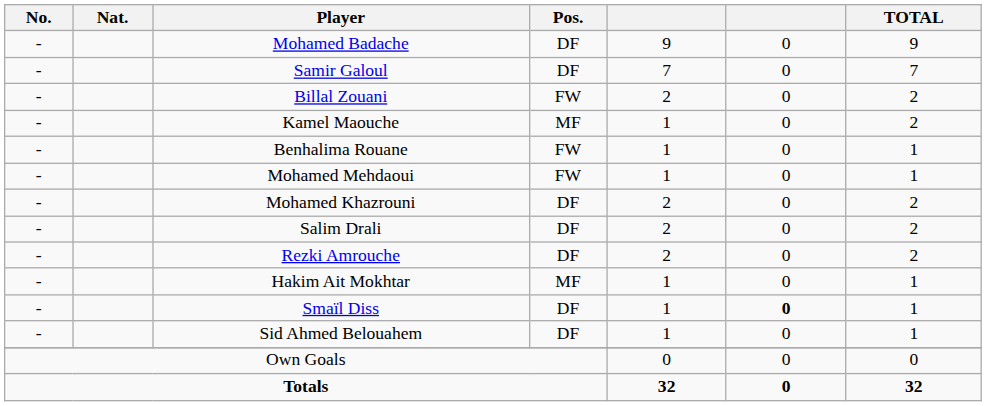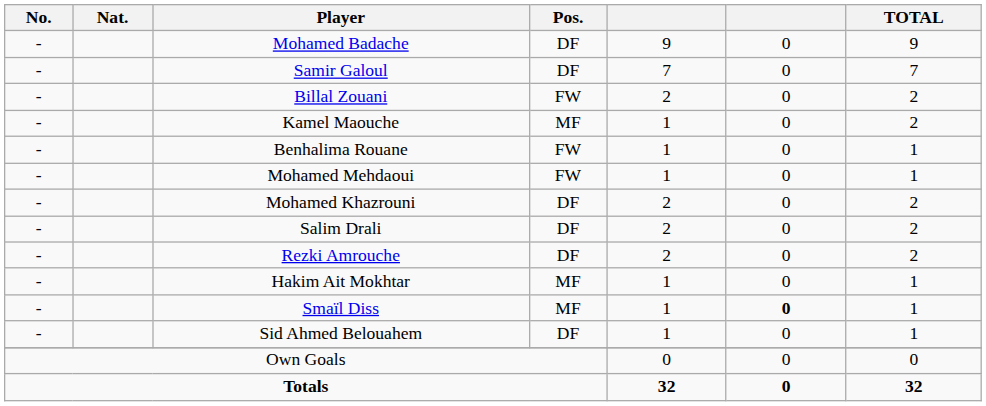(568, 307) DF -> (568, 307) MF
